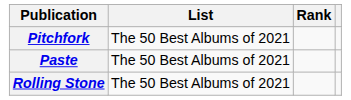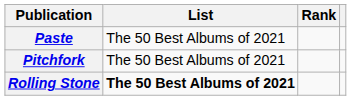rows swapped: (59, 60) <-> (59, 38)
(201, 83) normal -> (201, 83) bold
